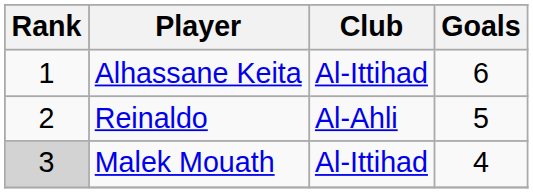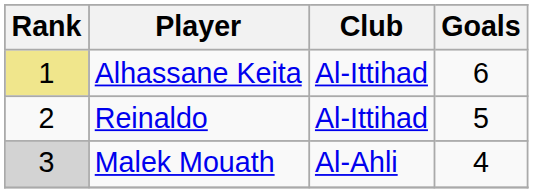(47, 72) no background -> (47, 72) khaki background
(356, 118) Al-Ahli -> (371, 118) Al-Ittihad
(371, 163) Al-Ittihad -> (356, 163) Al-Ahli
